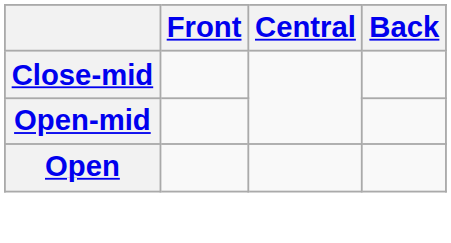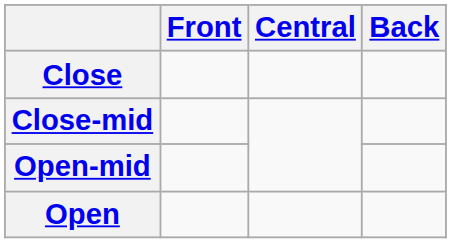+ row: (82, 74)
